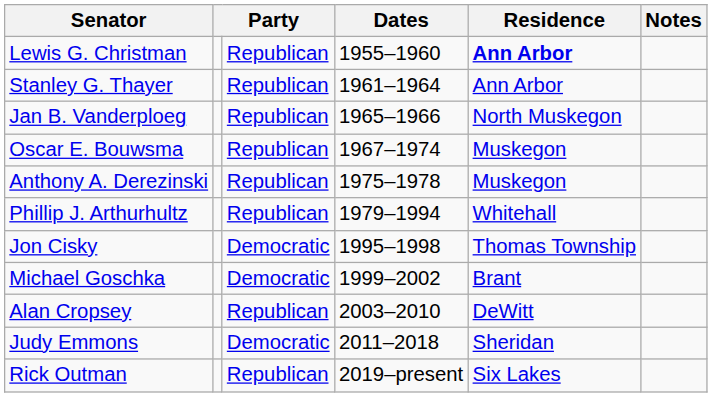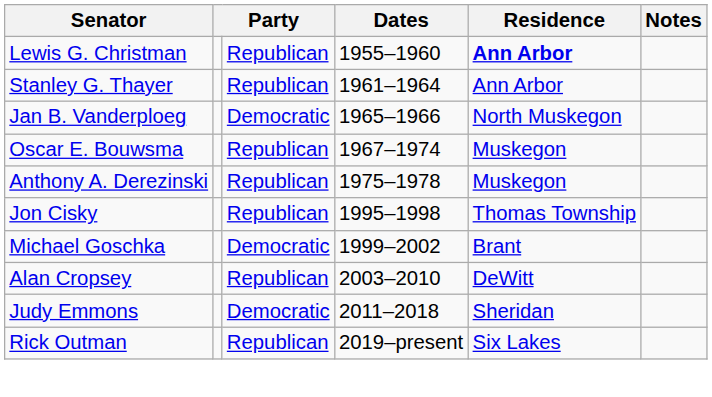(278, 117) Republican -> (278, 117) Democratic
- row: (99, 213)
(278, 246) Democratic -> (278, 213) Republican
